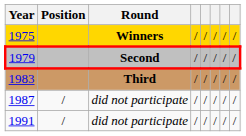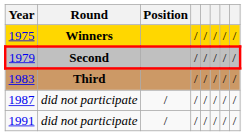columns swapped: (140, 14) <-> (63, 14)
